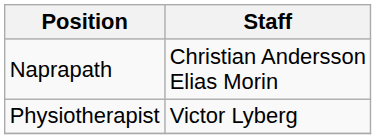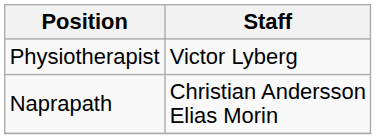rows swapped: (85, 116) <-> (61, 68)
